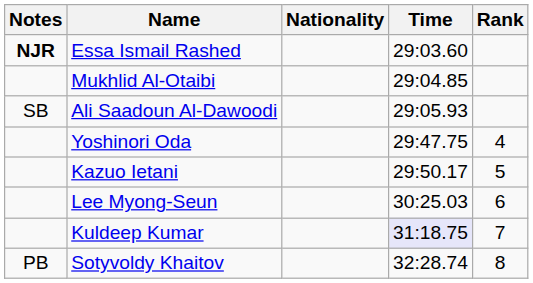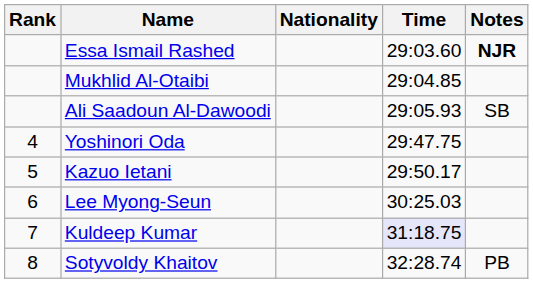columns swapped: (500, 19) <-> (36, 19)
